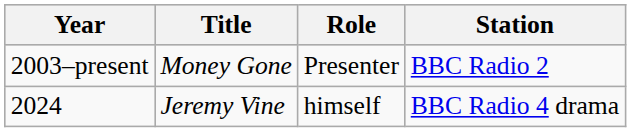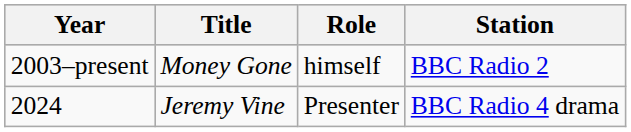(351, 65) Presenter -> (342, 65) himself
(342, 106) himself -> (351, 106) Presenter
